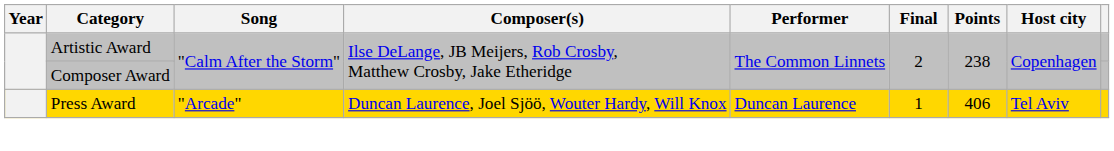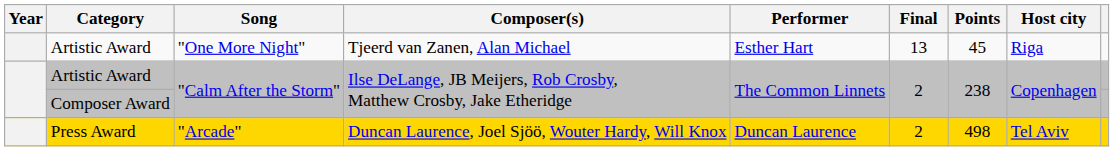+ row: (101, 47)
(919, 103) 1 -> (919, 132) 2
(977, 103) 406 -> (977, 132) 498
